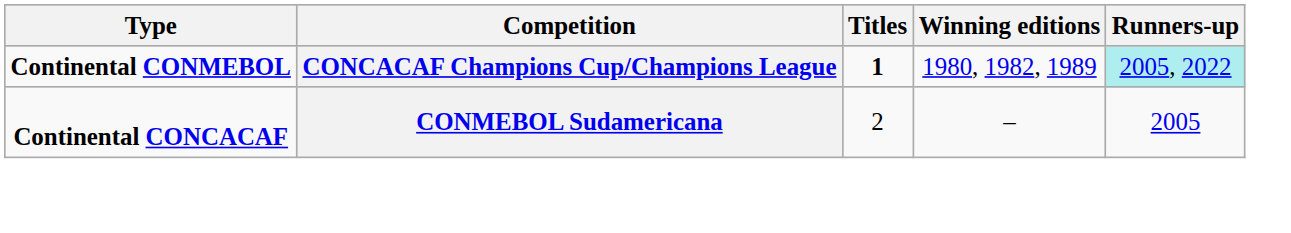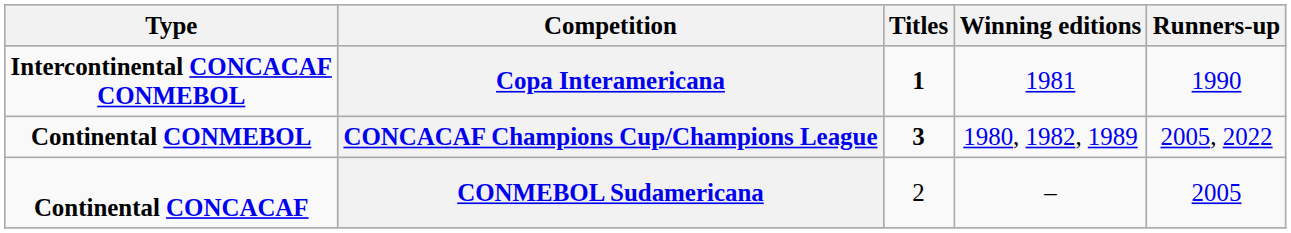+ row: (610, 81)
(878, 66) 1 -> (919, 136) 3
(1176, 66) paleturquoise background -> (1217, 136) no background
